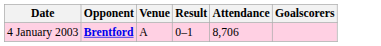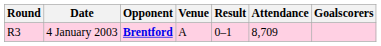+ column: (24, 13)
(226, 32) 8,706 -> (265, 32) 8,709
